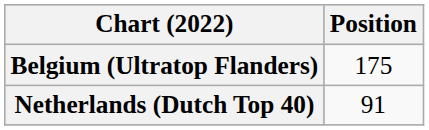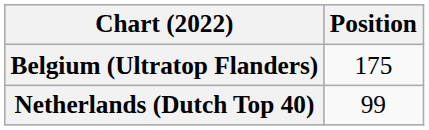(373, 104) 91 -> (373, 104) 99
